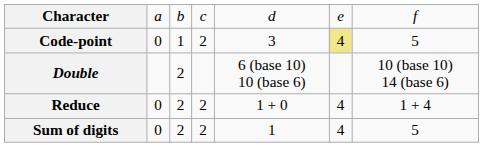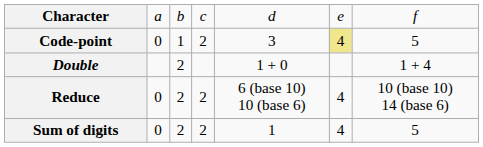(272, 73) 6 (base 10) 10 (base 6) -> (272, 64) 1 + 0
(415, 73) 10 (base 10) 14 (base 6) -> (415, 64) 1 + 4
(272, 105) 1 + 0 -> (272, 97) 6 (base 10) 10 (base 6)
(415, 105) 1 + 4 -> (415, 97) 10 (base 10) 14 (base 6)
